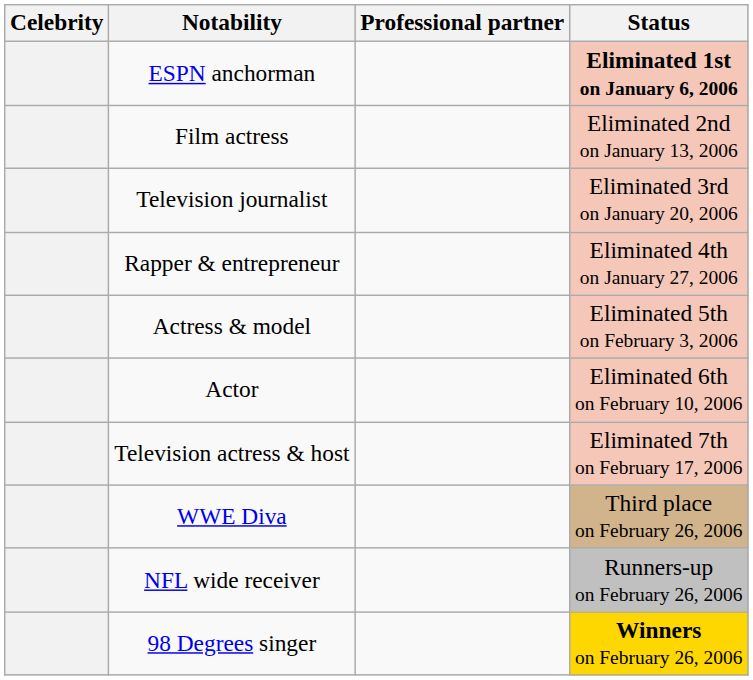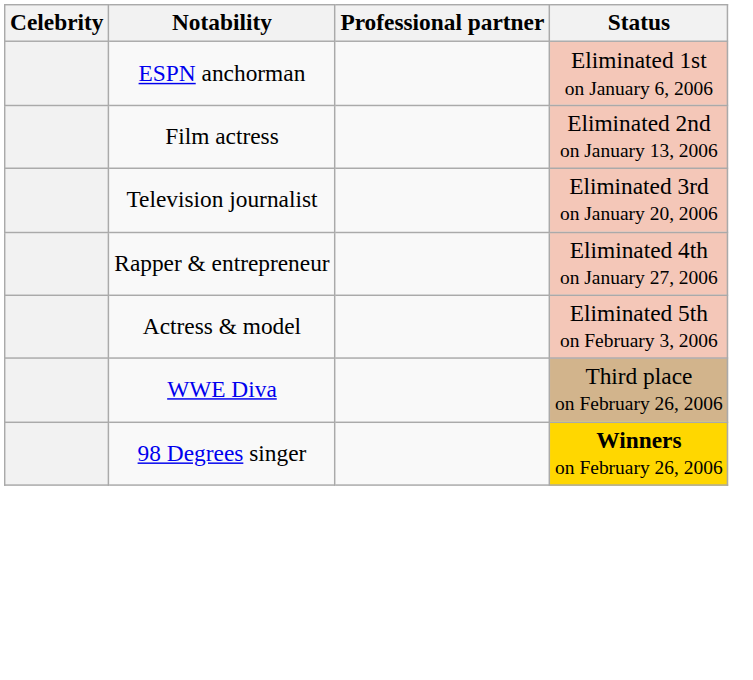(659, 73) bold -> (639, 73) normal
- row: (232, 389)
- row: (232, 453)
- row: (232, 579)
